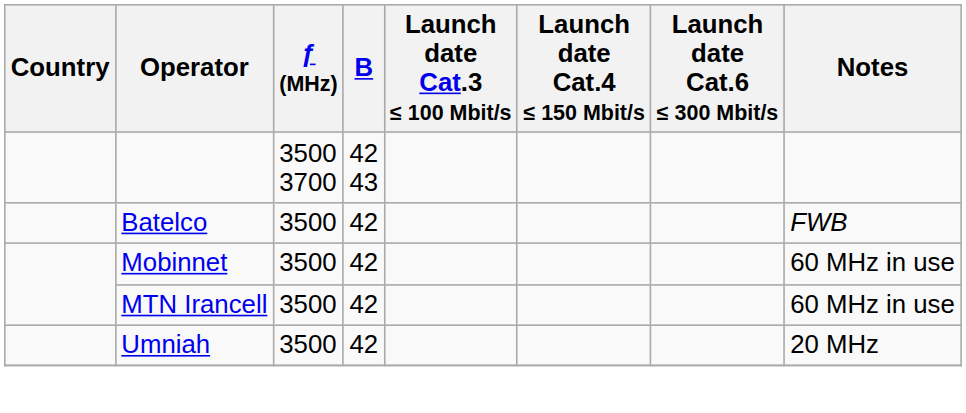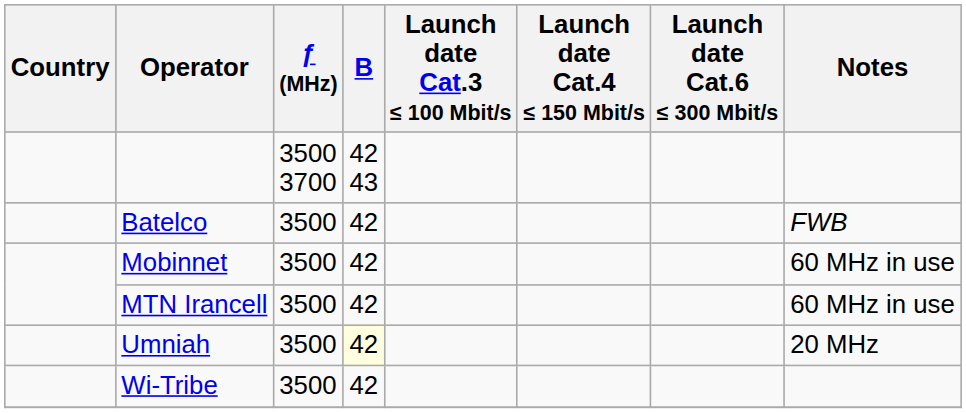(364, 345) no background -> (364, 345) lightyellow background
+ row: (170, 385)
